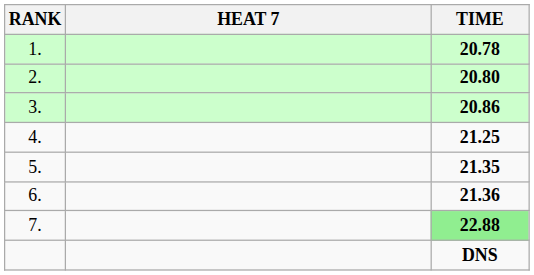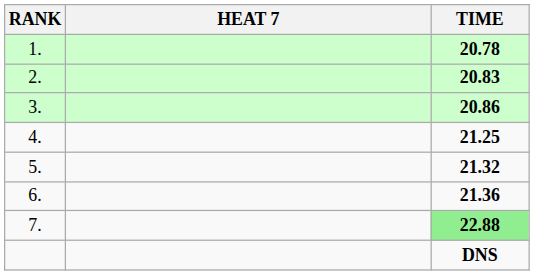(480, 78) 20.80 -> (480, 78) 20.83
(480, 166) 21.35 -> (480, 166) 21.32
